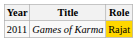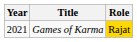(17, 29) 2011 -> (17, 29) 2021
